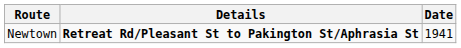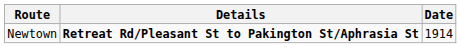(439, 33) 1941 -> (439, 33) 1914
